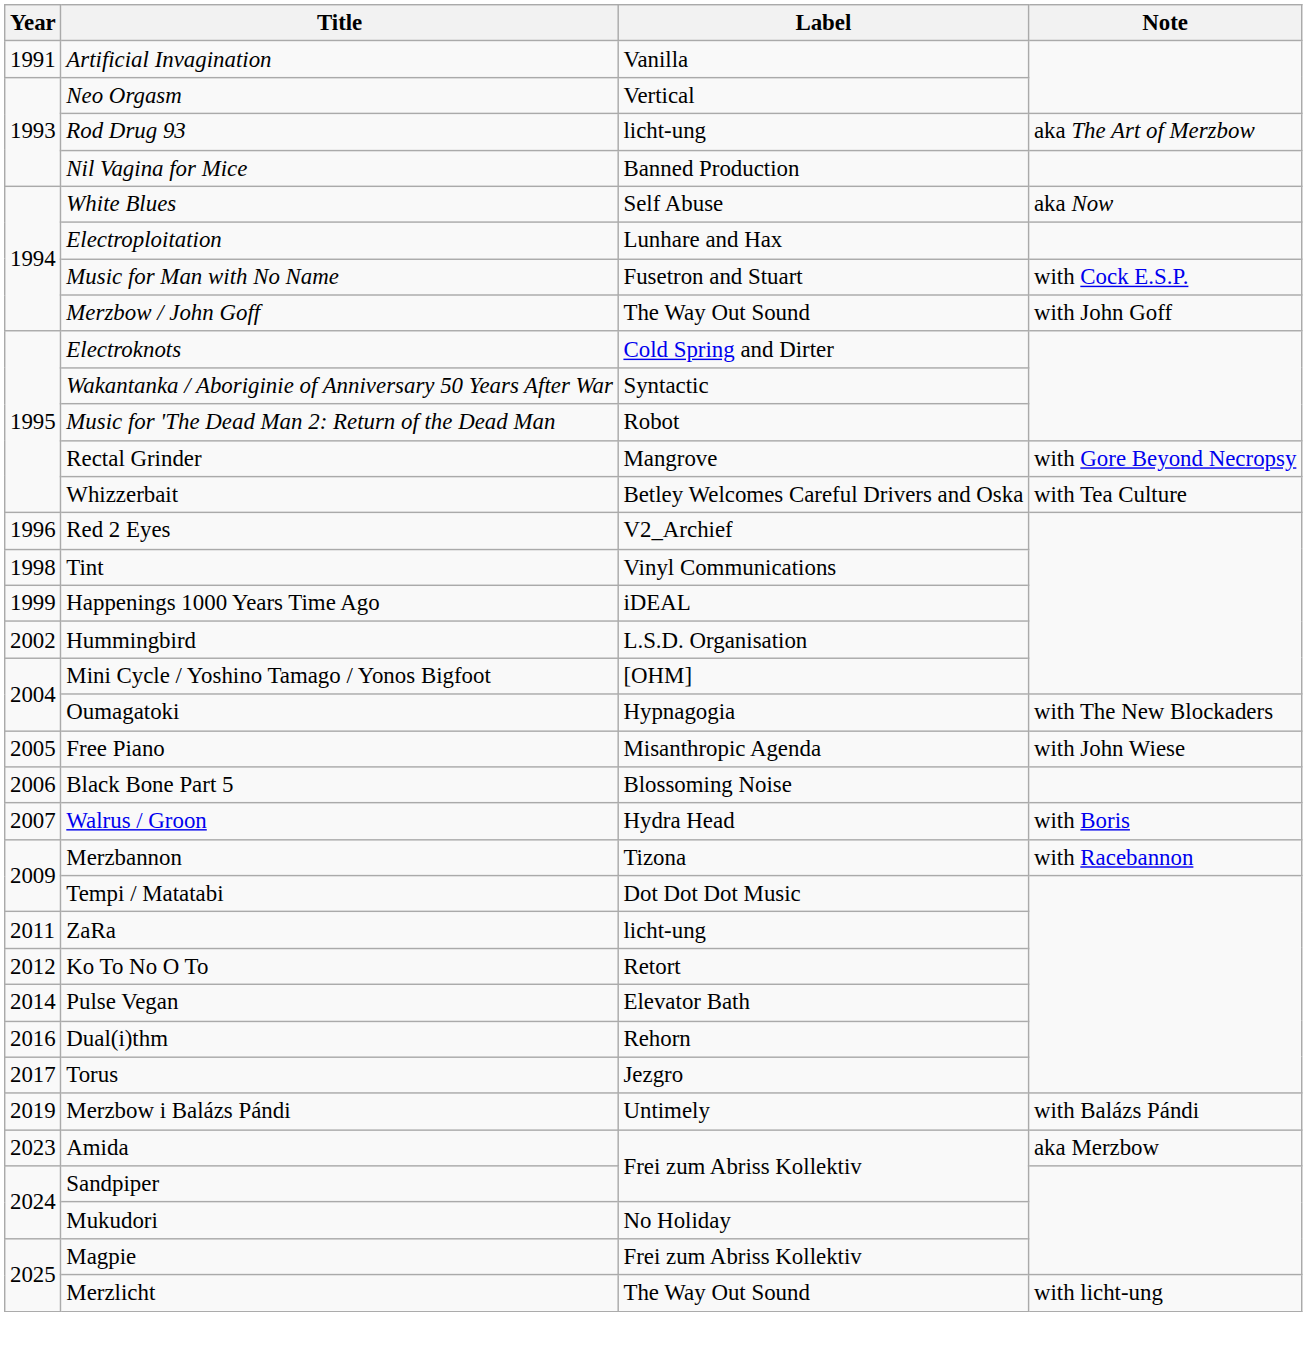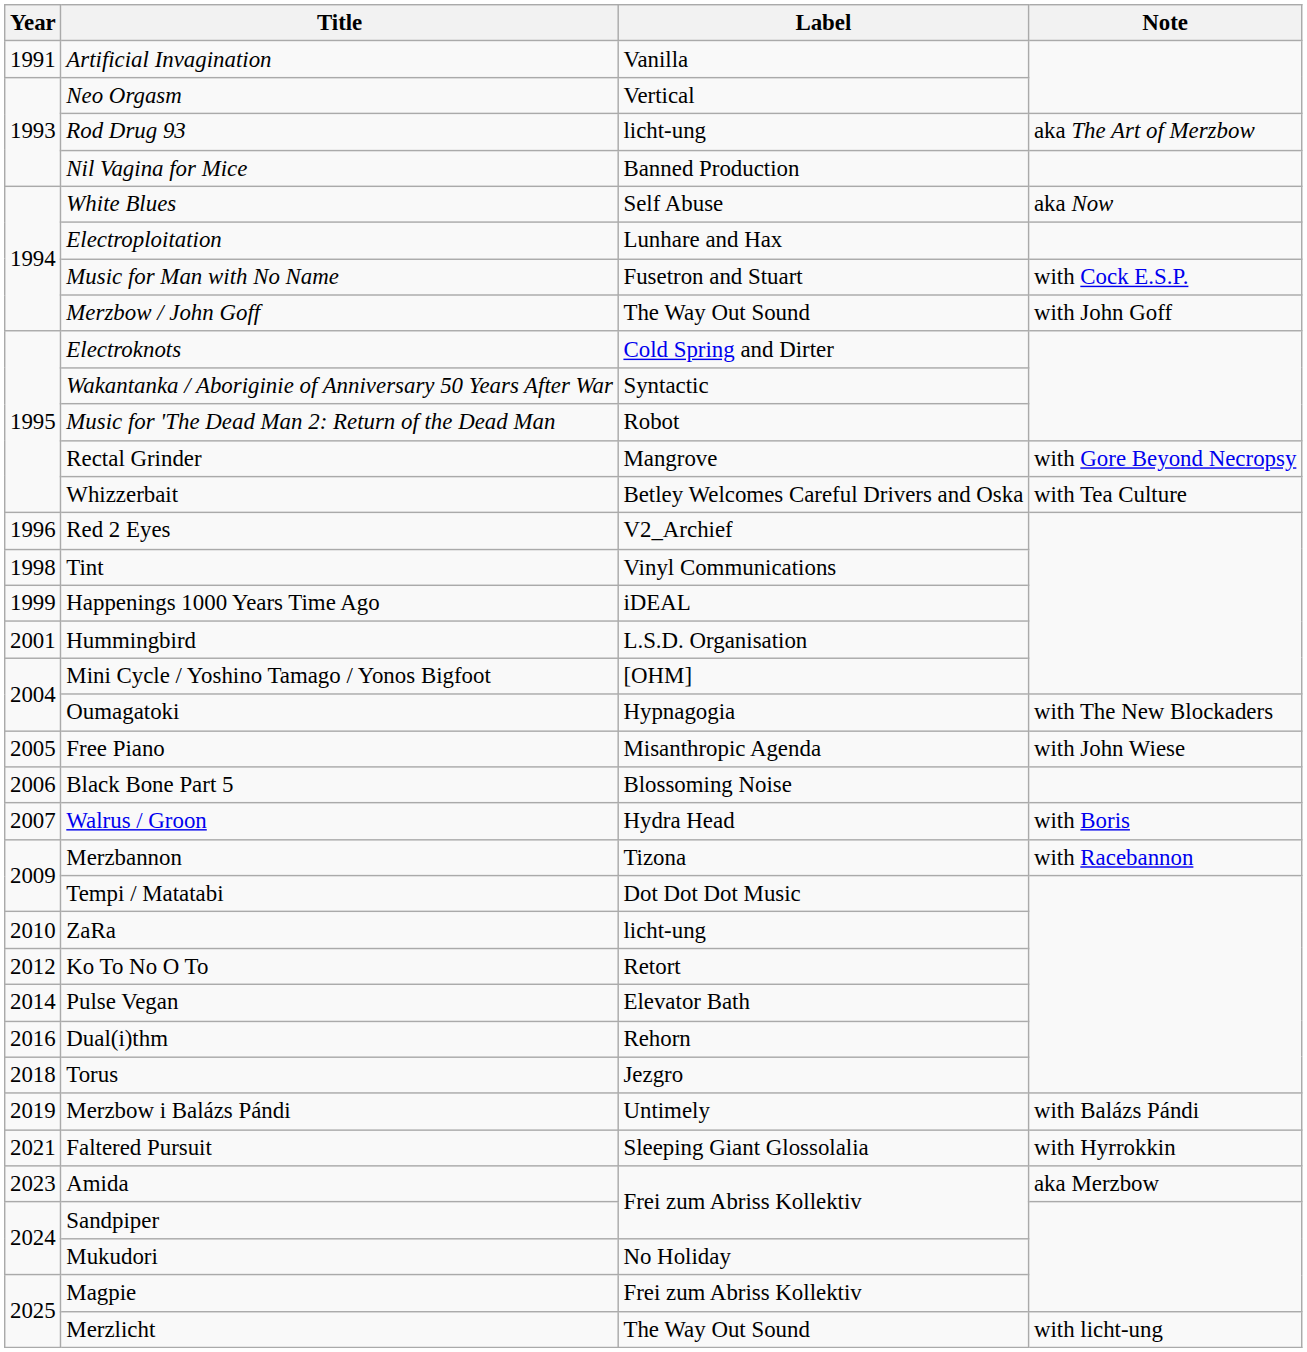(33, 639) 2002 -> (33, 639) 2001
(32, 929) 2011 -> (33, 929) 2010
(33, 1074) 2017 -> (33, 1074) 2018
+ row: (139, 1147)
